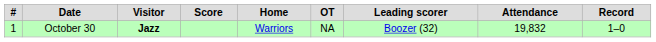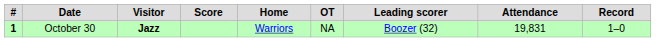(13, 28) normal -> (13, 28) bold
(530, 28) 19,832 -> (530, 28) 19,831
